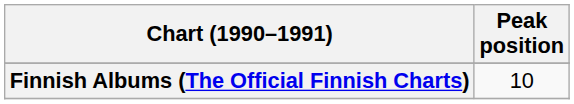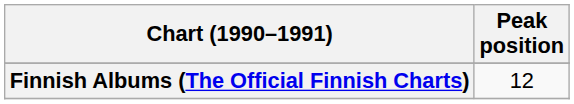(522, 80) 10 -> (522, 80) 12
